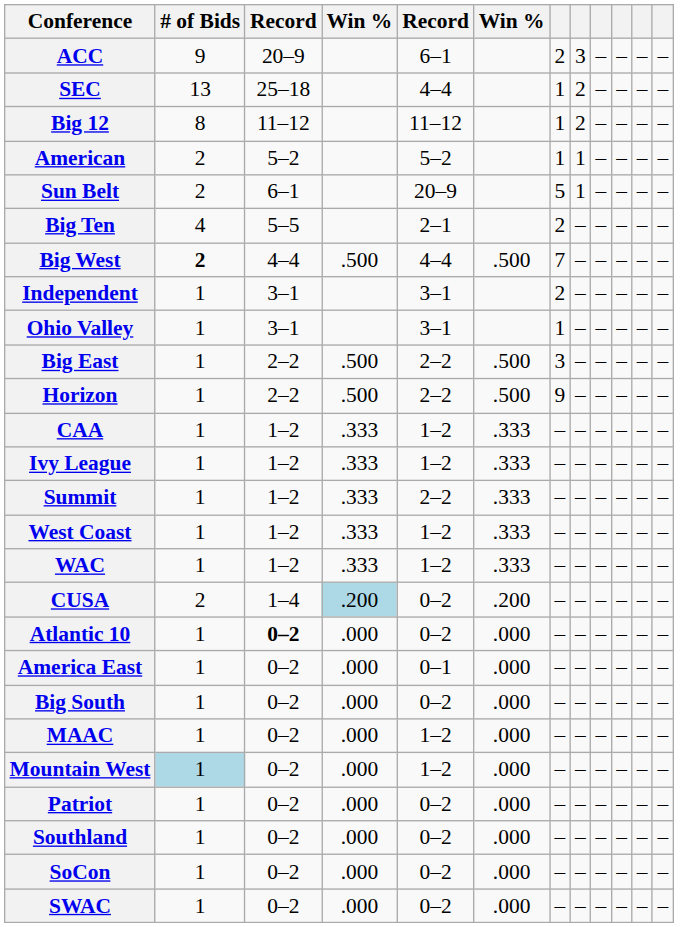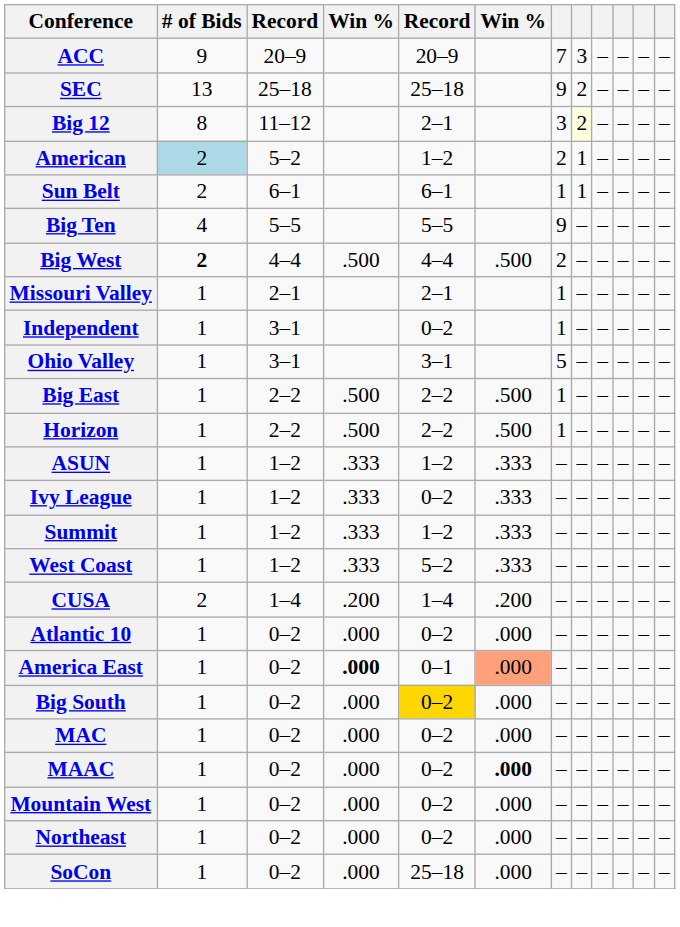(436, 55) 6–1 -> (437, 55) 20–9
(560, 55) 2 -> (561, 55) 7
(436, 89) 4–4 -> (437, 89) 25–18
(560, 89) 1 -> (561, 89) 9
(436, 123) 11–12 -> (437, 123) 2–1
(560, 123) 1 -> (561, 123) 3
(580, 123) no background -> (582, 123) lightyellow background
(200, 157) no background -> (202, 157) lightblue background
(436, 157) 5–2 -> (437, 157) 1–2
(560, 157) 1 -> (561, 157) 2
(436, 191) 20–9 -> (437, 191) 6–1
(560, 191) 5 -> (561, 191) 1
(436, 225) 2–1 -> (437, 225) 5–5
(560, 225) 2 -> (561, 225) 9
(560, 259) 7 -> (561, 259) 2
+ row: (81, 293)
(436, 293) 3–1 -> (437, 327) 0–2
(560, 293) 2 -> (561, 327) 1
(560, 327) 1 -> (561, 361) 5
(560, 361) 3 -> (561, 395) 1
(560, 395) 9 -> (561, 429) 1
+ row: (81, 463)
- row: (80, 429)
(436, 463) 1–2 -> (437, 497) 0–2
(436, 497) 2–2 -> (437, 531) 1–2
(436, 531) 1–2 -> (437, 565) 5–2
- row: (80, 565)
(359, 599) lightblue background -> (361, 599) no background
(436, 599) 0–2 -> (437, 599) 1–4
(283, 633) bold -> (285, 633) normal
(359, 667) normal -> (361, 667) bold
(512, 667) no background -> (513, 667) lightsalmon background
(436, 701) no background -> (437, 701) gold background
+ row: (81, 735)
(436, 735) 1–2 -> (437, 769) 0–2
(512, 735) normal -> (513, 769) bold
(200, 769) lightblue background -> (202, 803) no background
(436, 769) 1–2 -> (437, 803) 0–2
+ row: (81, 837)
- row: (80, 803)
- row: (80, 837)
(436, 871) 0–2 -> (437, 871) 25–18
- row: (80, 905)
